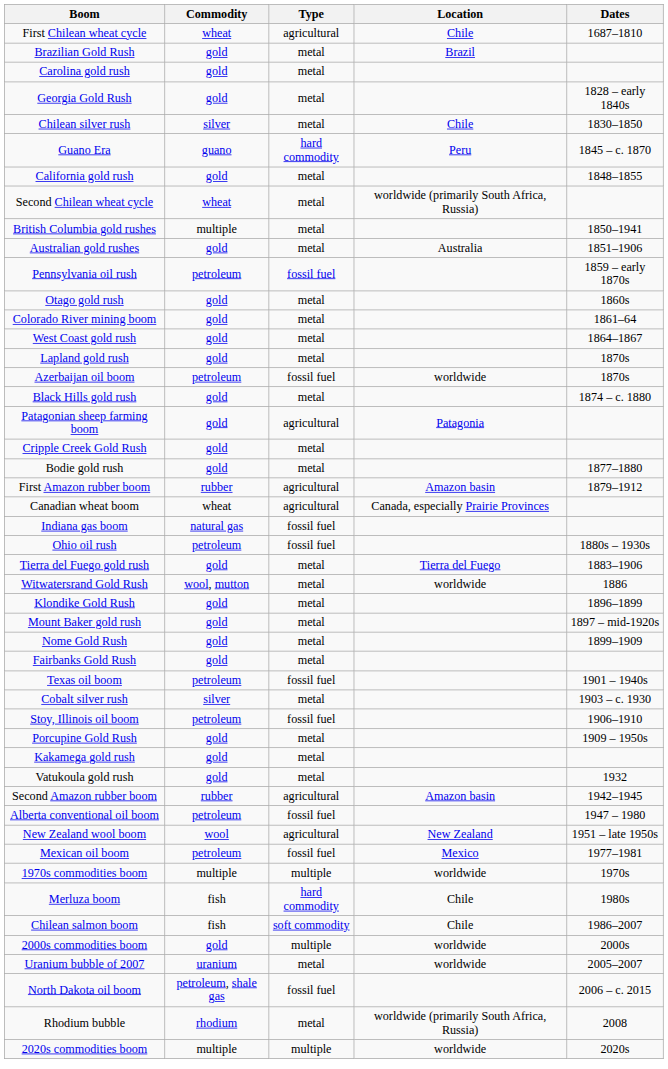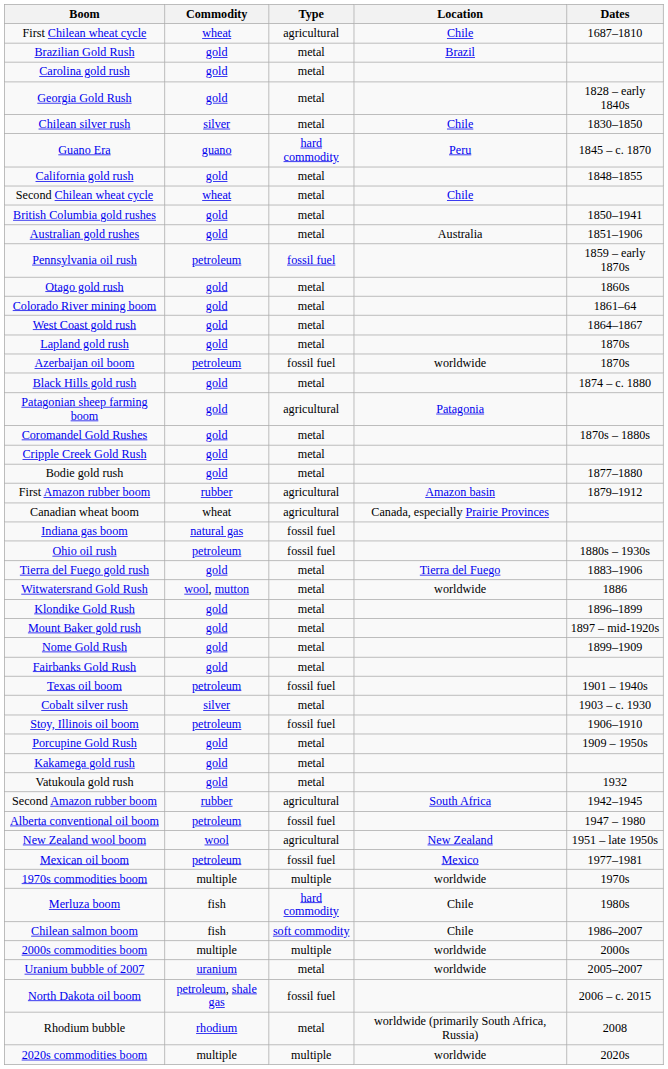(460, 202) worldwide (primarily South Africa, Russia) -> (460, 195) Chile
(217, 228) multiple -> (217, 215) gold
+ row: (84, 435)
(460, 796) Amazon basin -> (460, 801) South Africa
(217, 944) gold -> (217, 950) multiple
